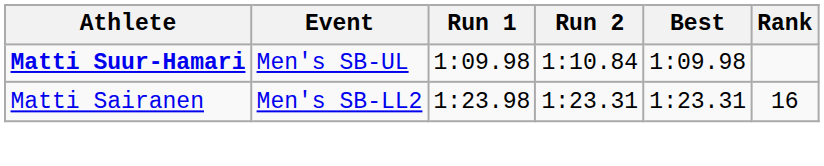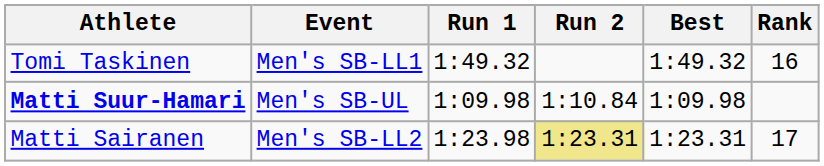+ row: (100, 63)
(590, 101) no background -> (590, 140) khaki background
(785, 101) 16 -> (785, 140) 17
